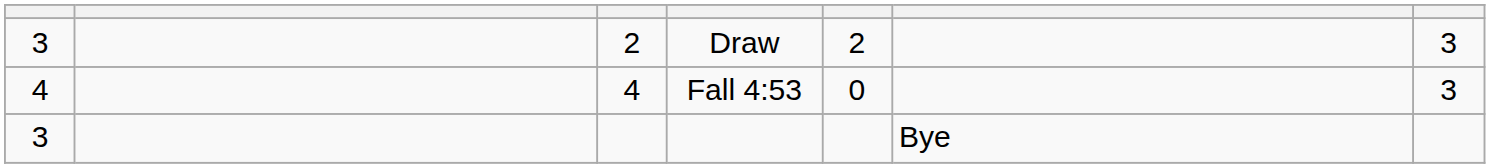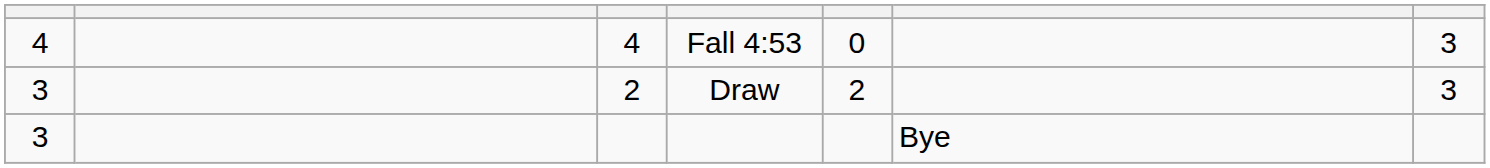rows swapped: (744, 89) <-> (744, 42)
